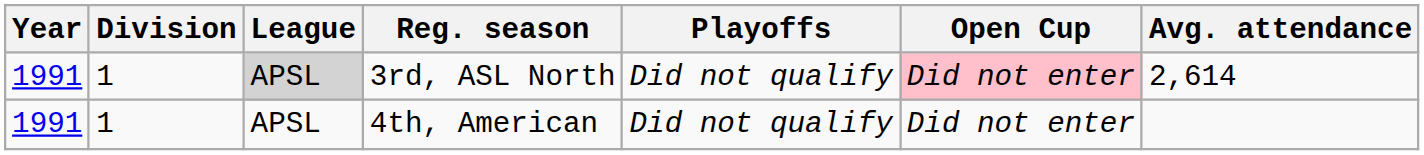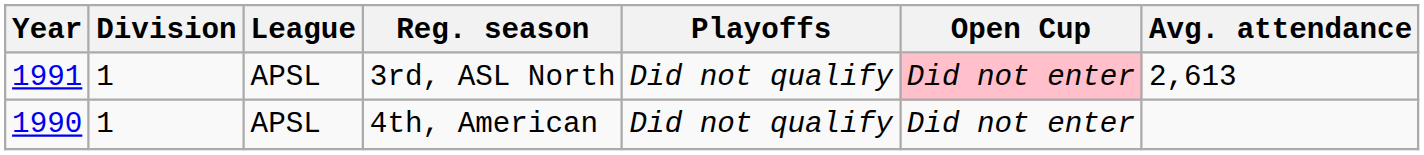(286, 77) lightgrey background -> (286, 77) no background
(1193, 77) 2,614 -> (1193, 77) 2,613
(47, 124) 1991 -> (47, 124) 1990
